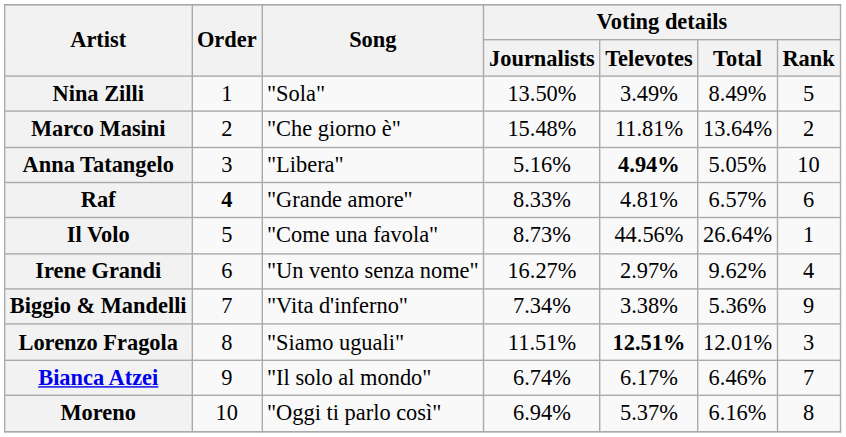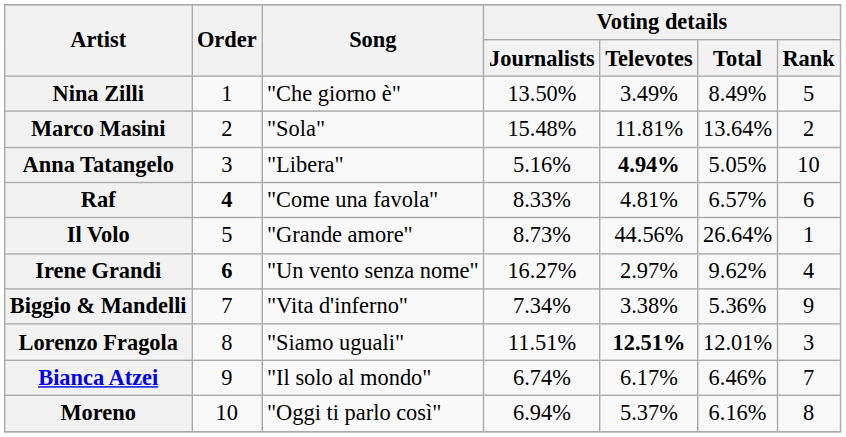(296, 93) "Sola" -> (334, 93) "Che giorno è"
(334, 128) "Che giorno è" -> (296, 128) "Sola"
(340, 199) "Grande amore" -> (353, 199) "Come una favola"
(353, 235) "Come una favola" -> (340, 235) "Grande amore"
(227, 270) normal -> (227, 270) bold
